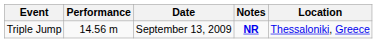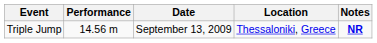columns swapped: (320, 12) <-> (251, 12)
